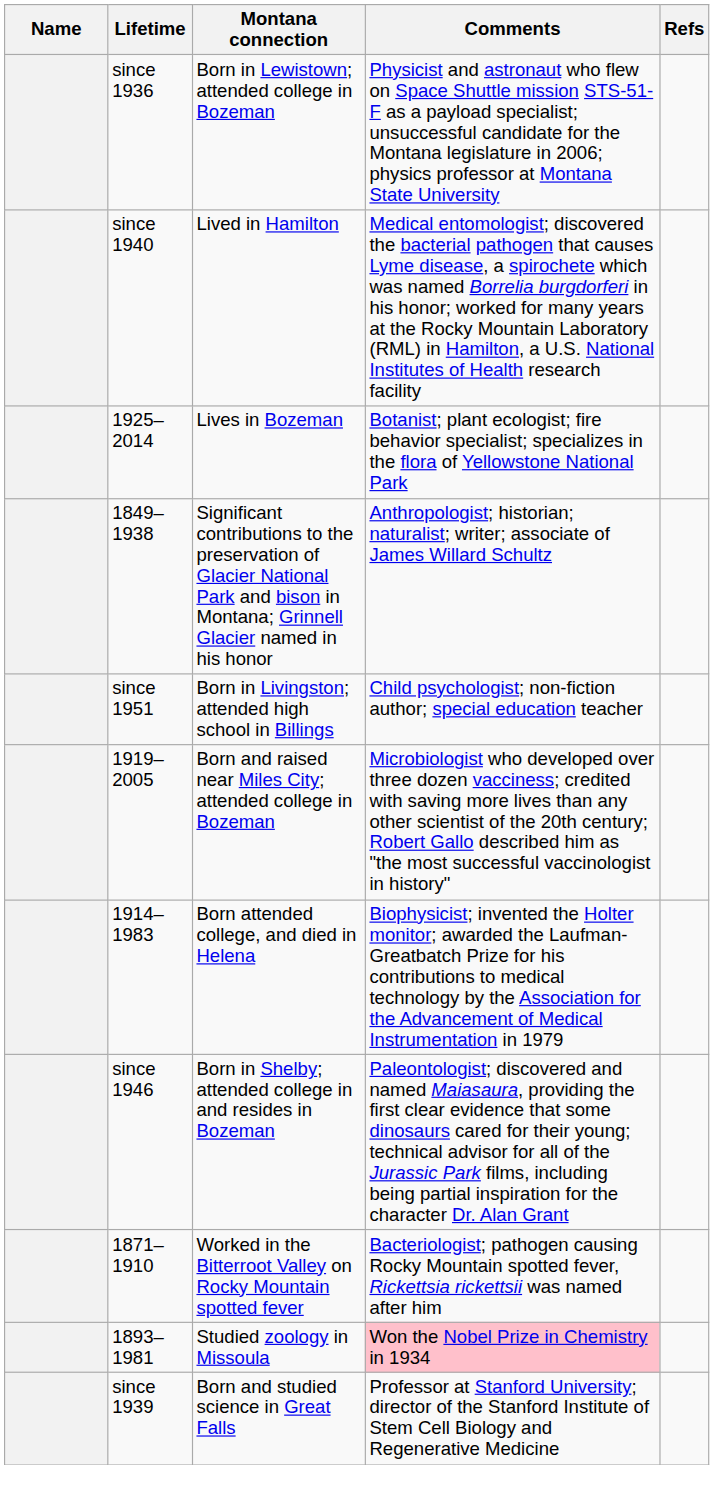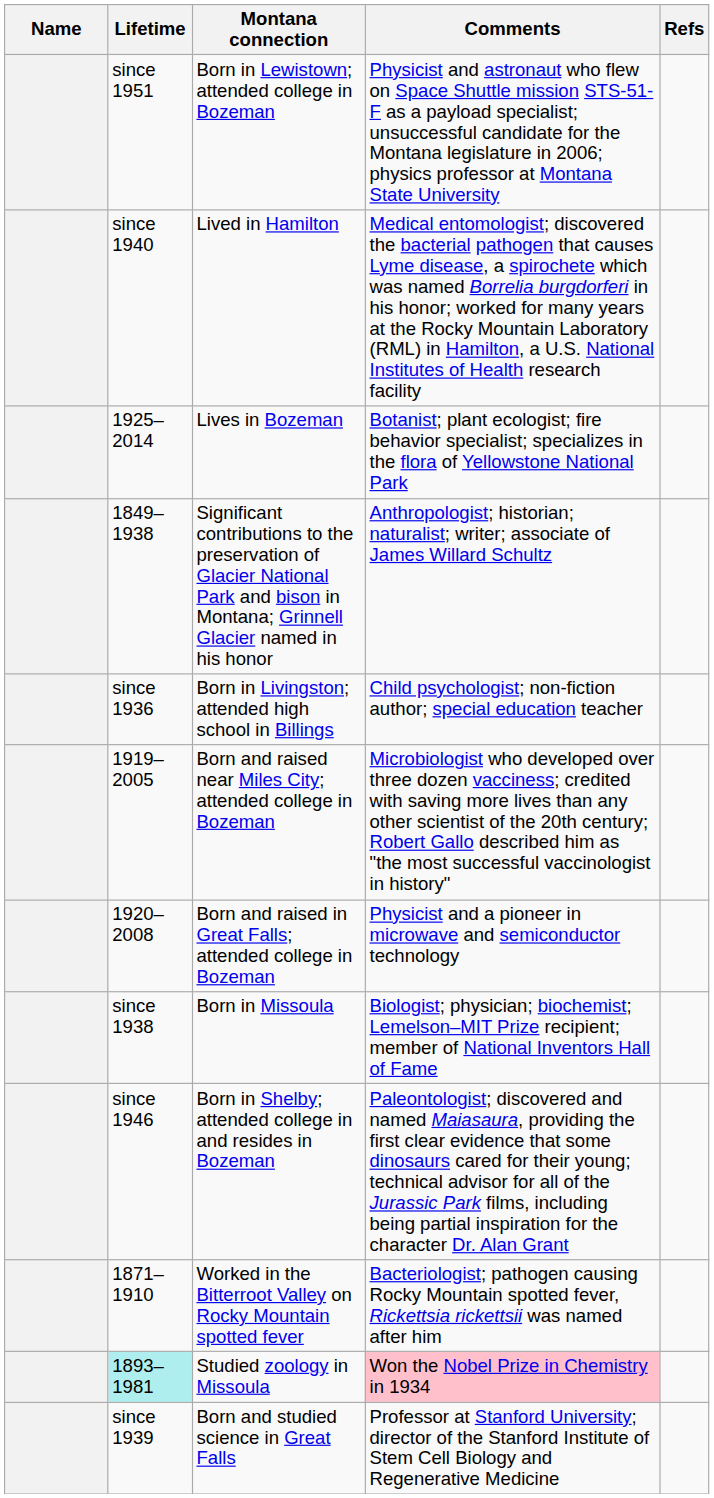(134, 79) since 1936 -> (134, 79) since 1951
(134, 698) since 1951 -> (134, 698) since 1936
+ row: (274, 945)
- row: (276, 935)
+ row: (265, 1006)
(138, 1347) no background -> (138, 1376) paleturquoise background
